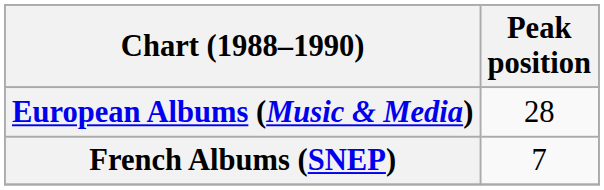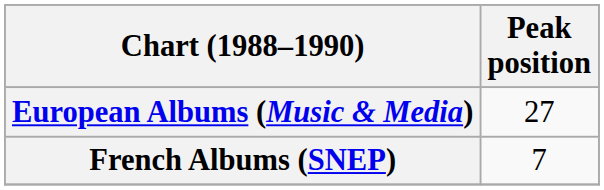(539, 111) 28 -> (539, 111) 27
